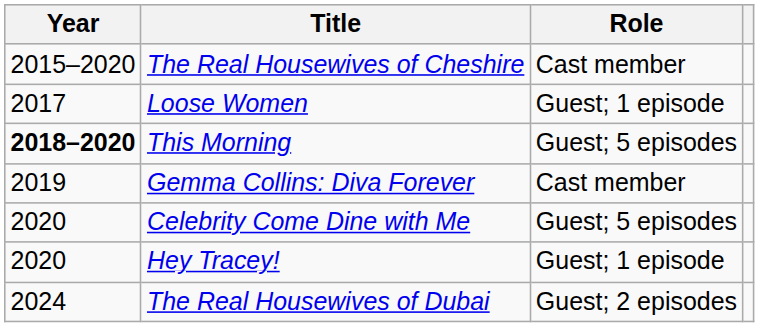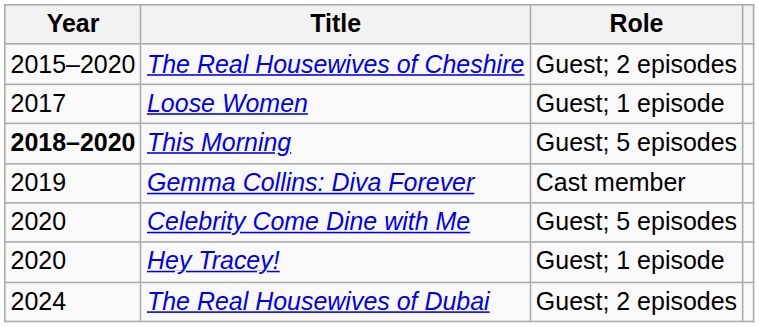(611, 63) Cast member -> (636, 63) Guest; 2 episodes
